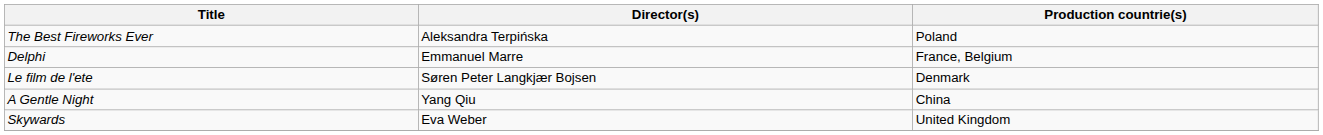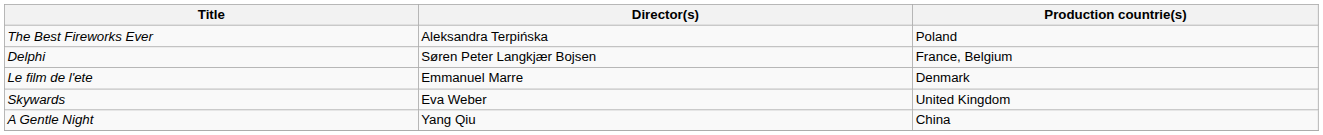(472, 57) Emmanuel Marre -> (509, 57) Søren Peter Langkjær Bojsen
(509, 78) Søren Peter Langkjær Bojsen -> (472, 78) Emmanuel Marre
rows swapped: (50, 99) <-> (36, 120)
